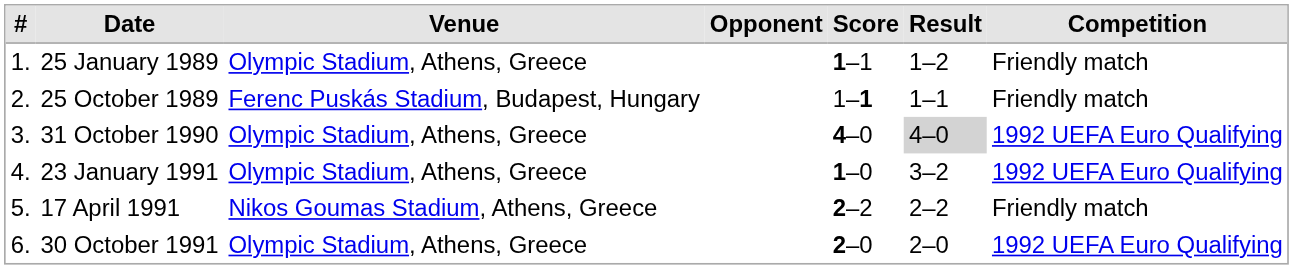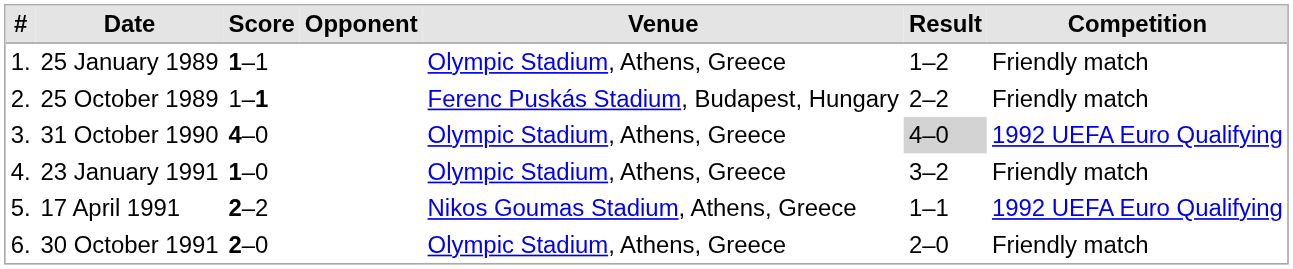columns swapped: (464, 24) <-> (866, 24)
(929, 99) 1–1 -> (929, 99) 2–2
(1137, 172) 1992 UEFA Euro Qualifying -> (1070, 172) Friendly match
(929, 208) 2–2 -> (929, 208) 1–1
(1070, 208) Friendly match -> (1137, 208) 1992 UEFA Euro Qualifying
(1137, 245) 1992 UEFA Euro Qualifying -> (1070, 245) Friendly match
